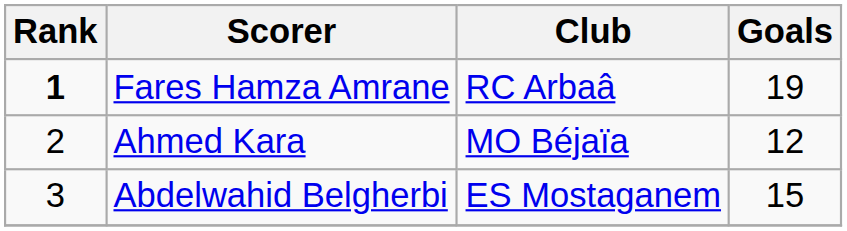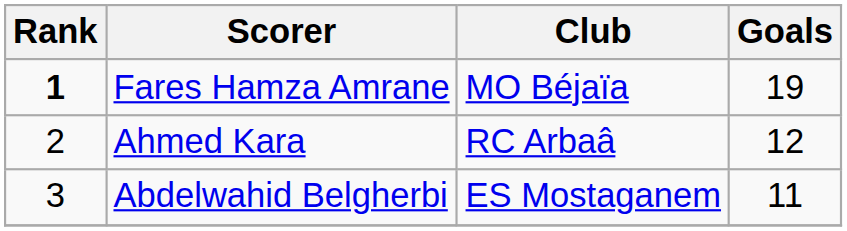(540, 86) RC Arbaâ -> (547, 86) MO Béjaïa
(547, 141) MO Béjaïa -> (540, 141) RC Arbaâ
(785, 196) 15 -> (785, 196) 11
